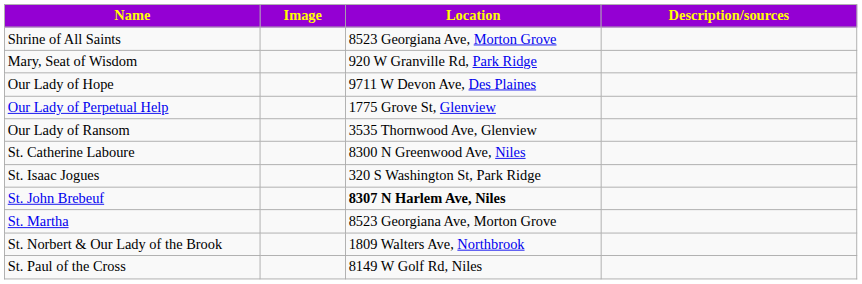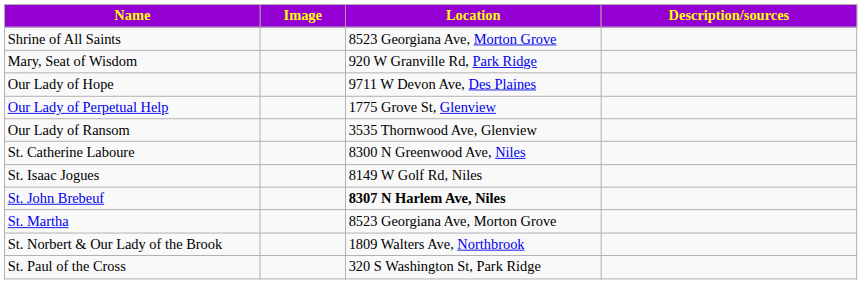(445, 175) 320 S Washington St, Park Ridge -> (415, 175) 8149 W Golf Rd, Niles
(415, 267) 8149 W Golf Rd, Niles -> (445, 267) 320 S Washington St, Park Ridge
